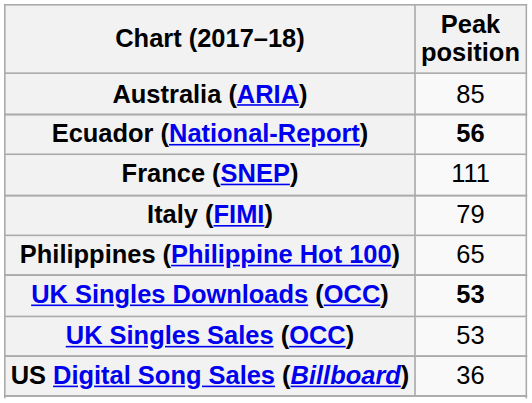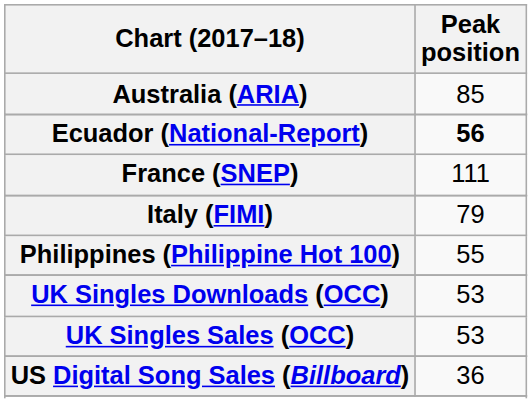(470, 255) 65 -> (470, 255) 55
(470, 295) bold -> (470, 295) normal
